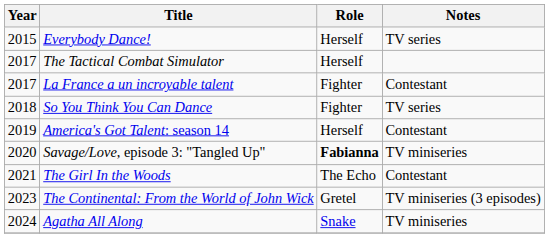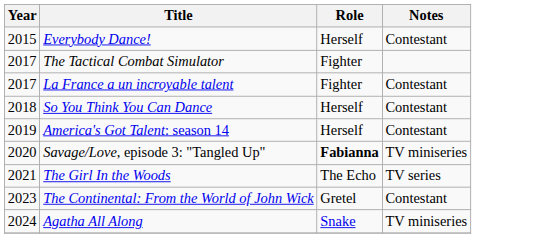(413, 38) TV series -> (416, 38) Contestant
(342, 61) Herself -> (341, 61) Fighter
(341, 107) Fighter -> (342, 107) Herself
(413, 107) TV series -> (416, 107) Contestant
(416, 175) Contestant -> (413, 175) TV series
(463, 198) TV miniseries (3 episodes) -> (416, 198) Contestant
